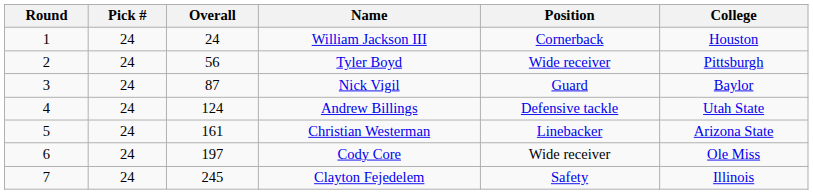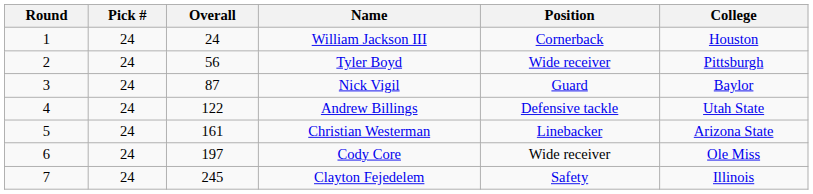(212, 108) 124 -> (212, 108) 122
